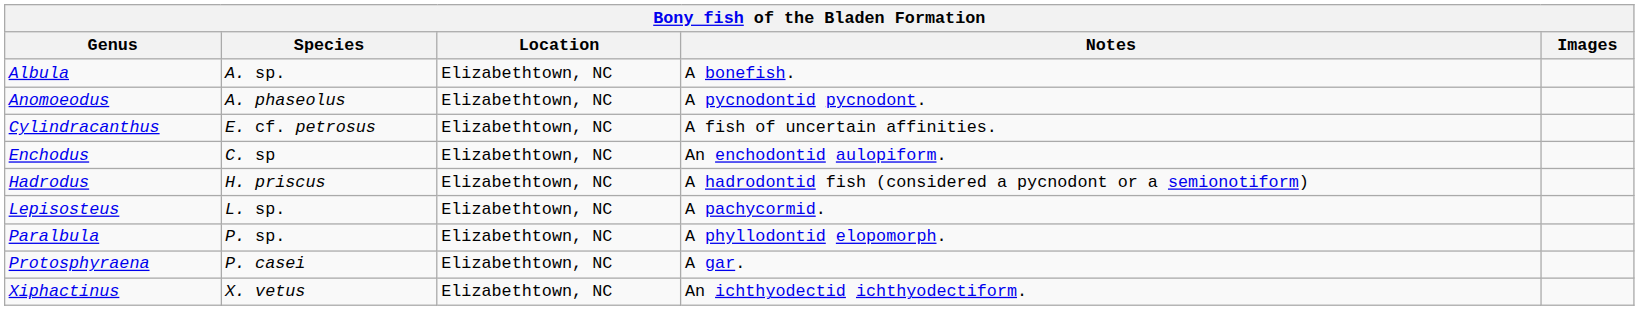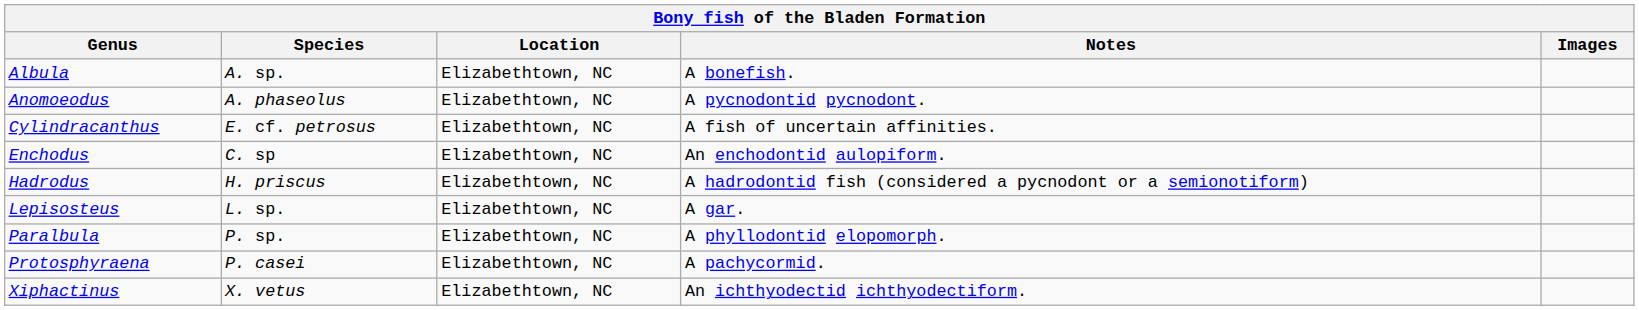(755, 210) A pachycormid. -> (715, 210) A gar.
(715, 264) A gar. -> (755, 264) A pachycormid.
